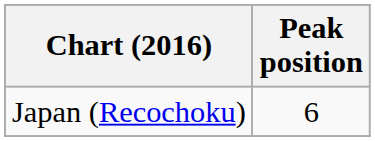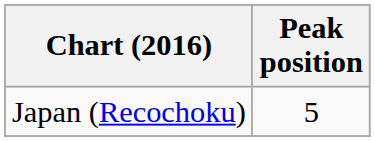(311, 111) 6 -> (311, 111) 5
